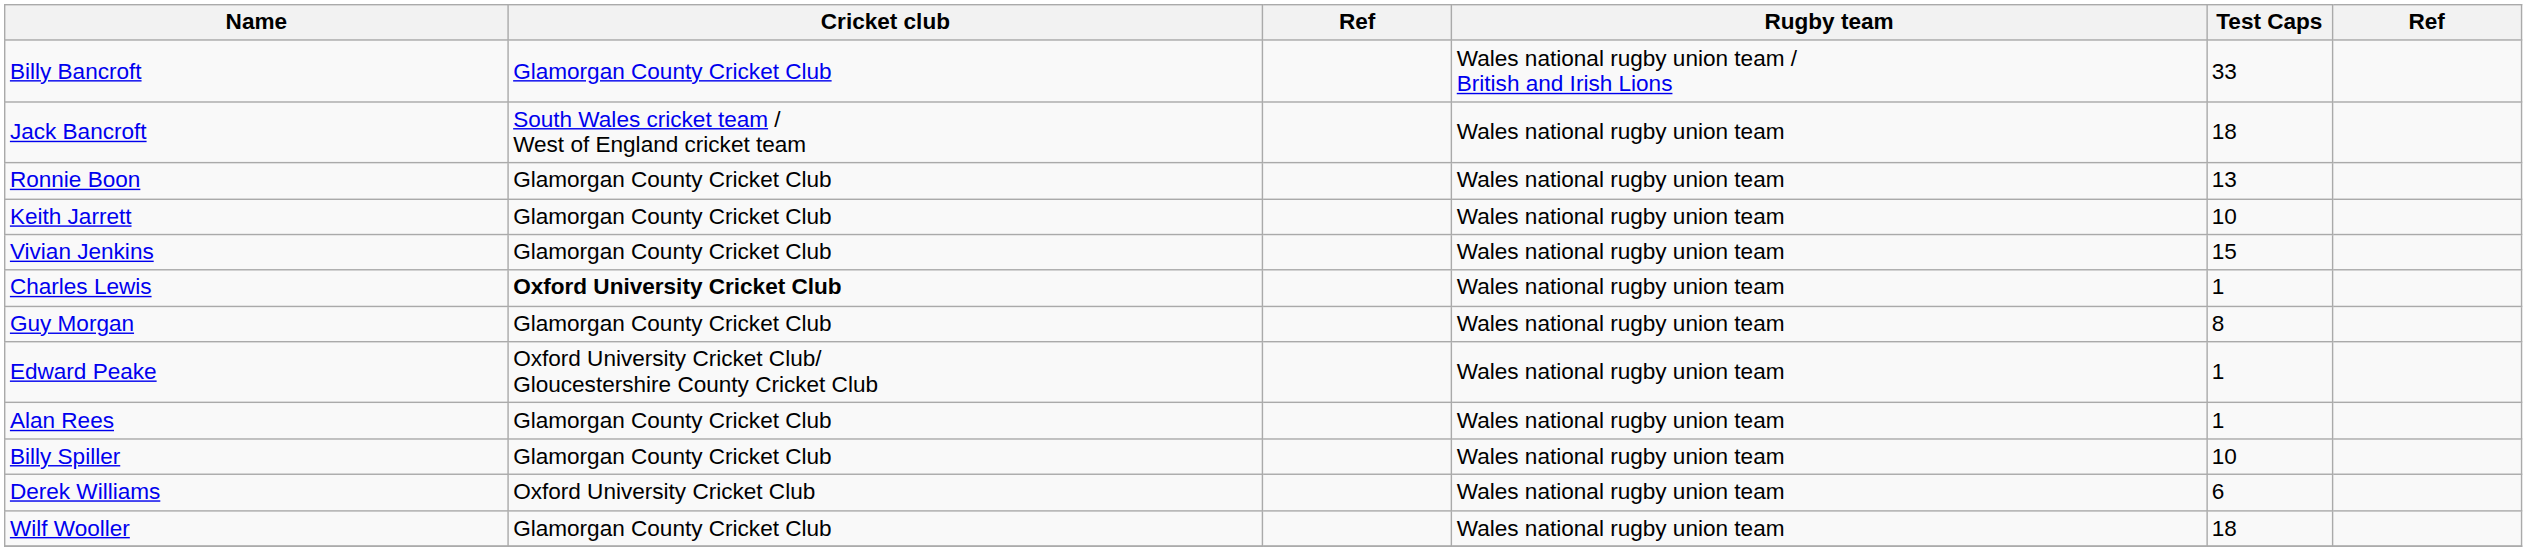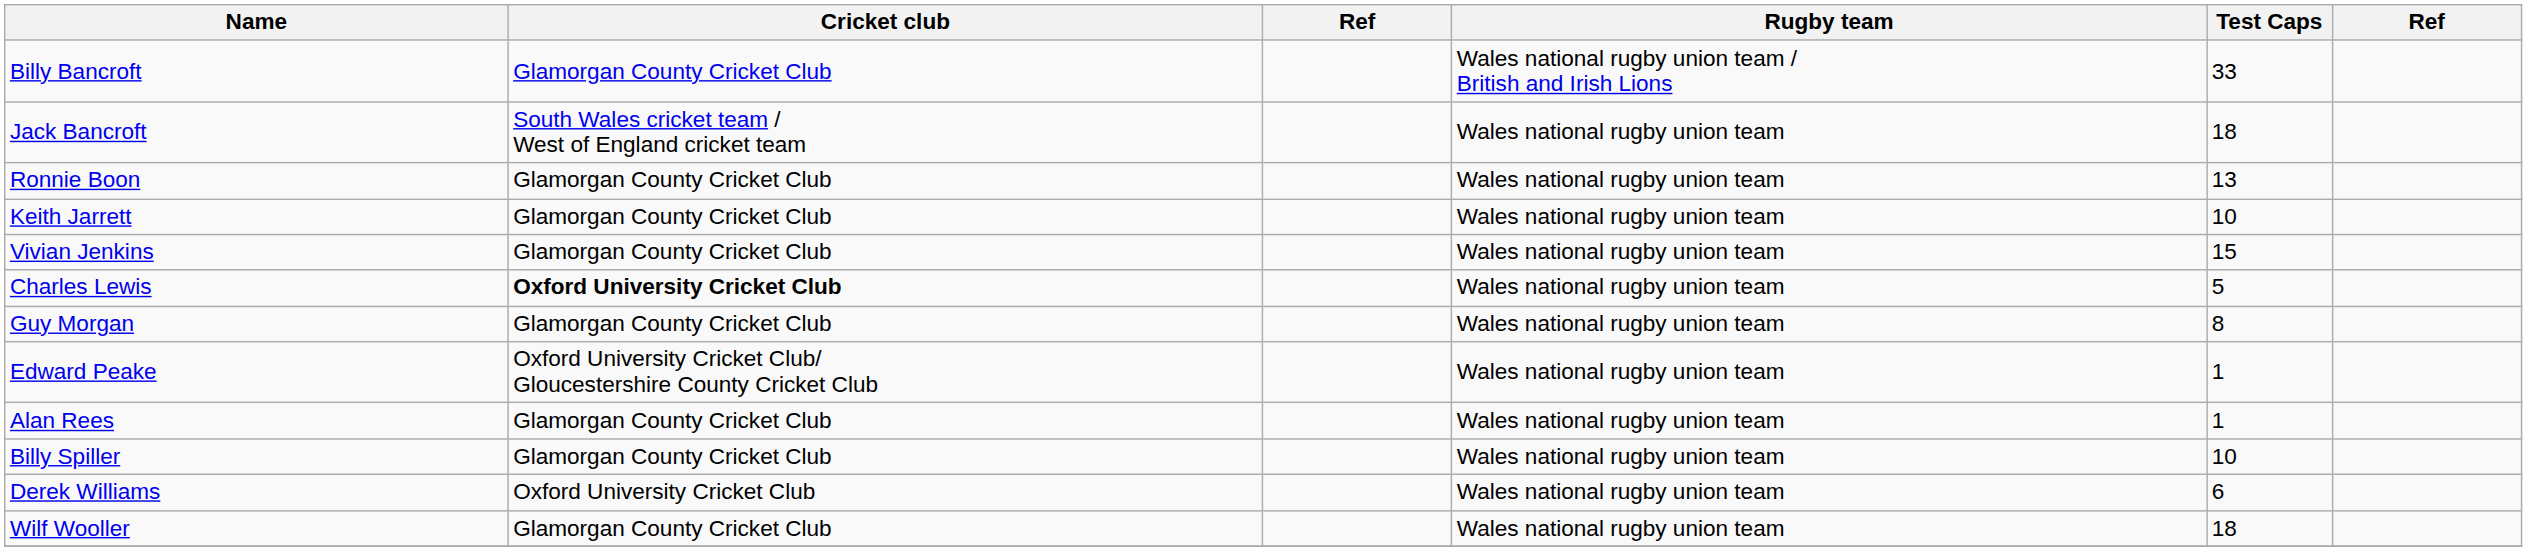(2218, 287) 1 -> (2218, 287) 5
